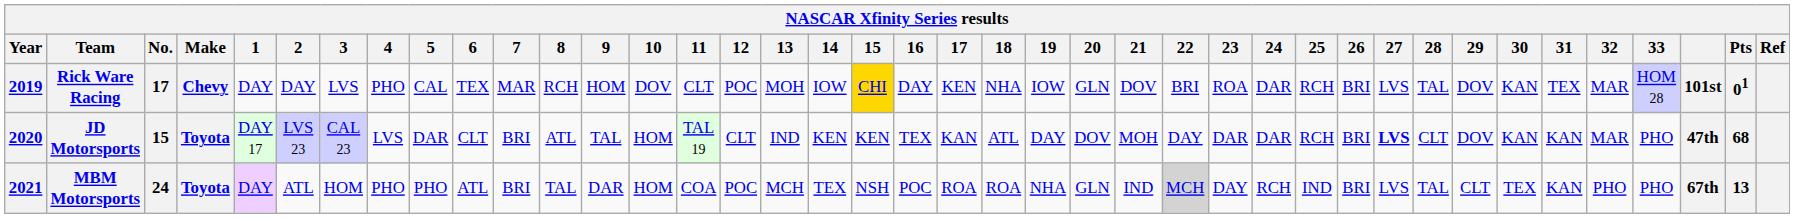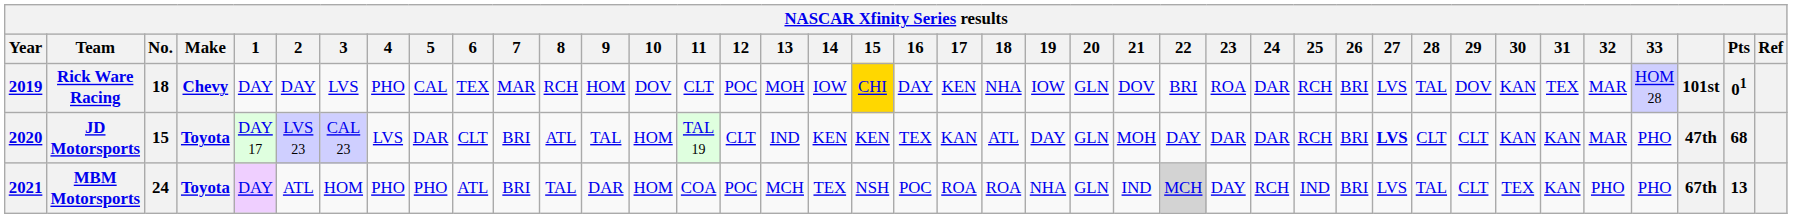(160, 87) 17 -> (160, 87) 18
(1092, 137) DOV -> (1092, 137) GLN
(1475, 137) DOV -> (1473, 137) CLT
